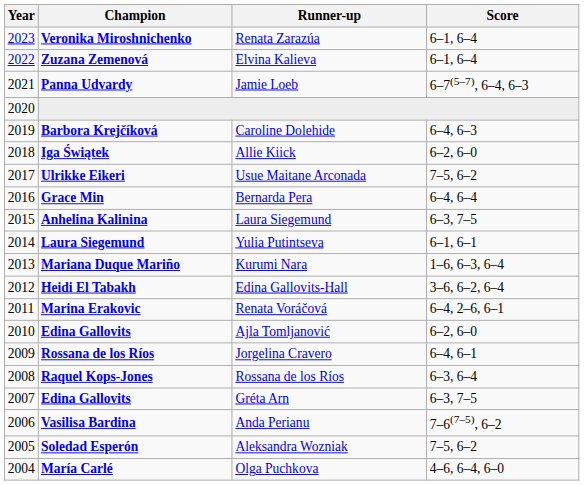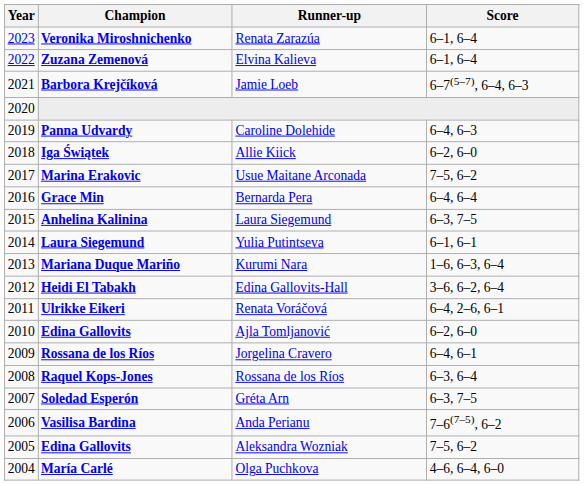(87, 84) Panna Udvardy -> (99, 84) Barbora Krejčíková
(99, 131) Barbora Krejčíková -> (87, 131) Panna Udvardy
(83, 175) Ulrikke Eikeri -> (91, 175) Marina Erakovic
(91, 309) Marina Erakovic -> (83, 309) Ulrikke Eikeri
(86, 399) Edina Gallovits -> (90, 399) Soledad Esperón
(90, 447) Soledad Esperón -> (86, 447) Edina Gallovits
